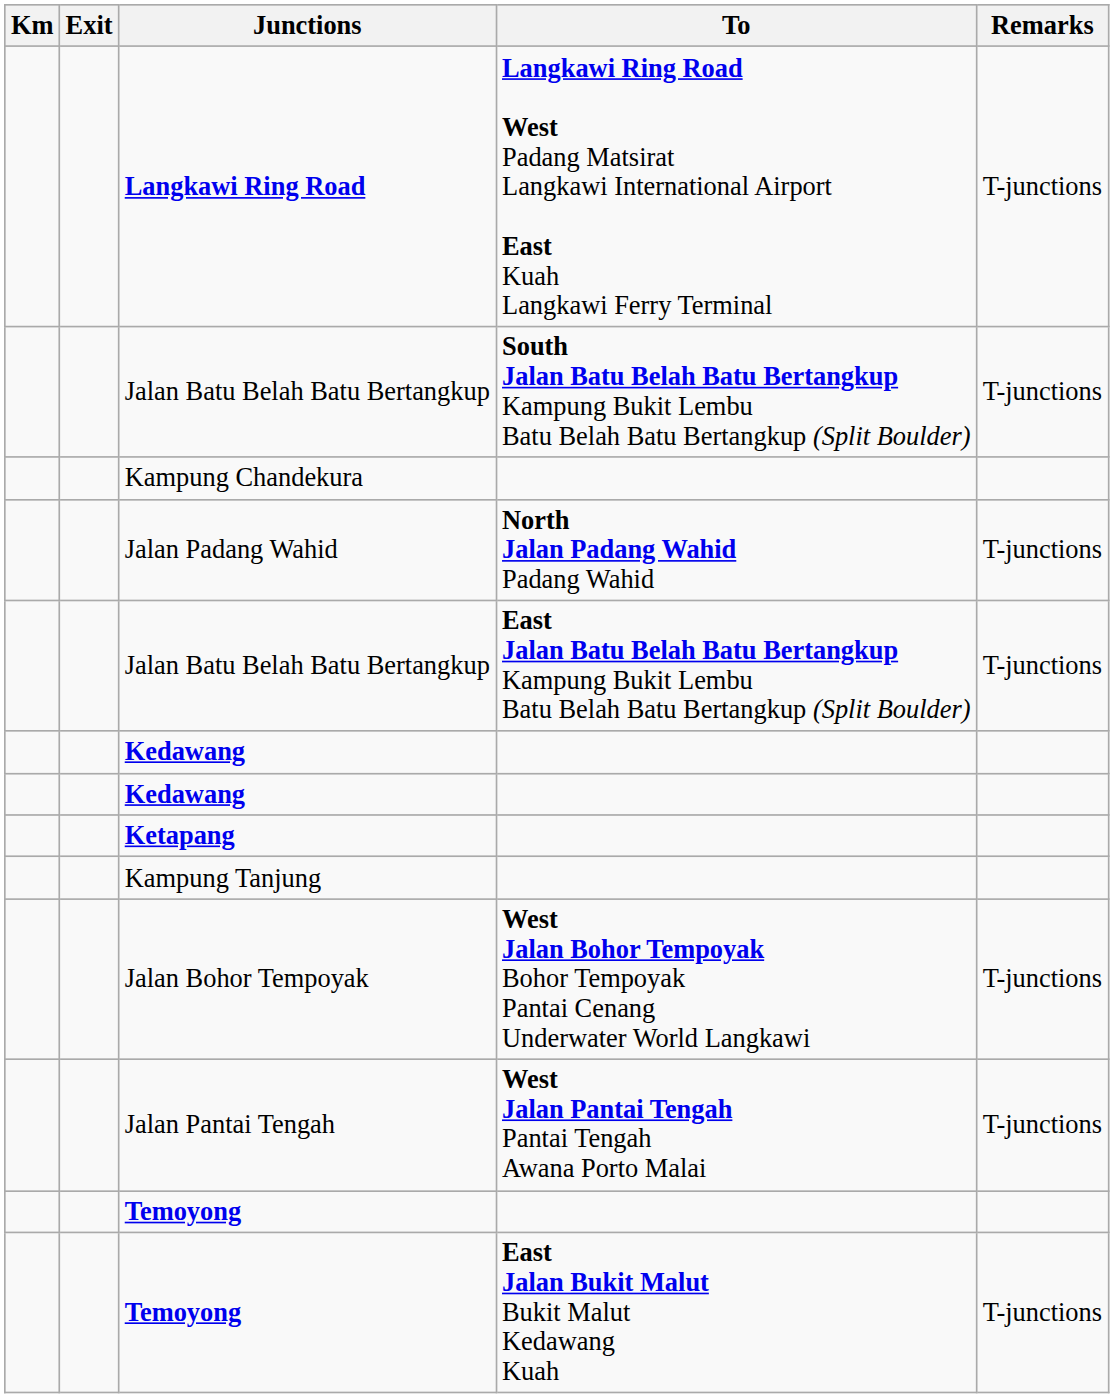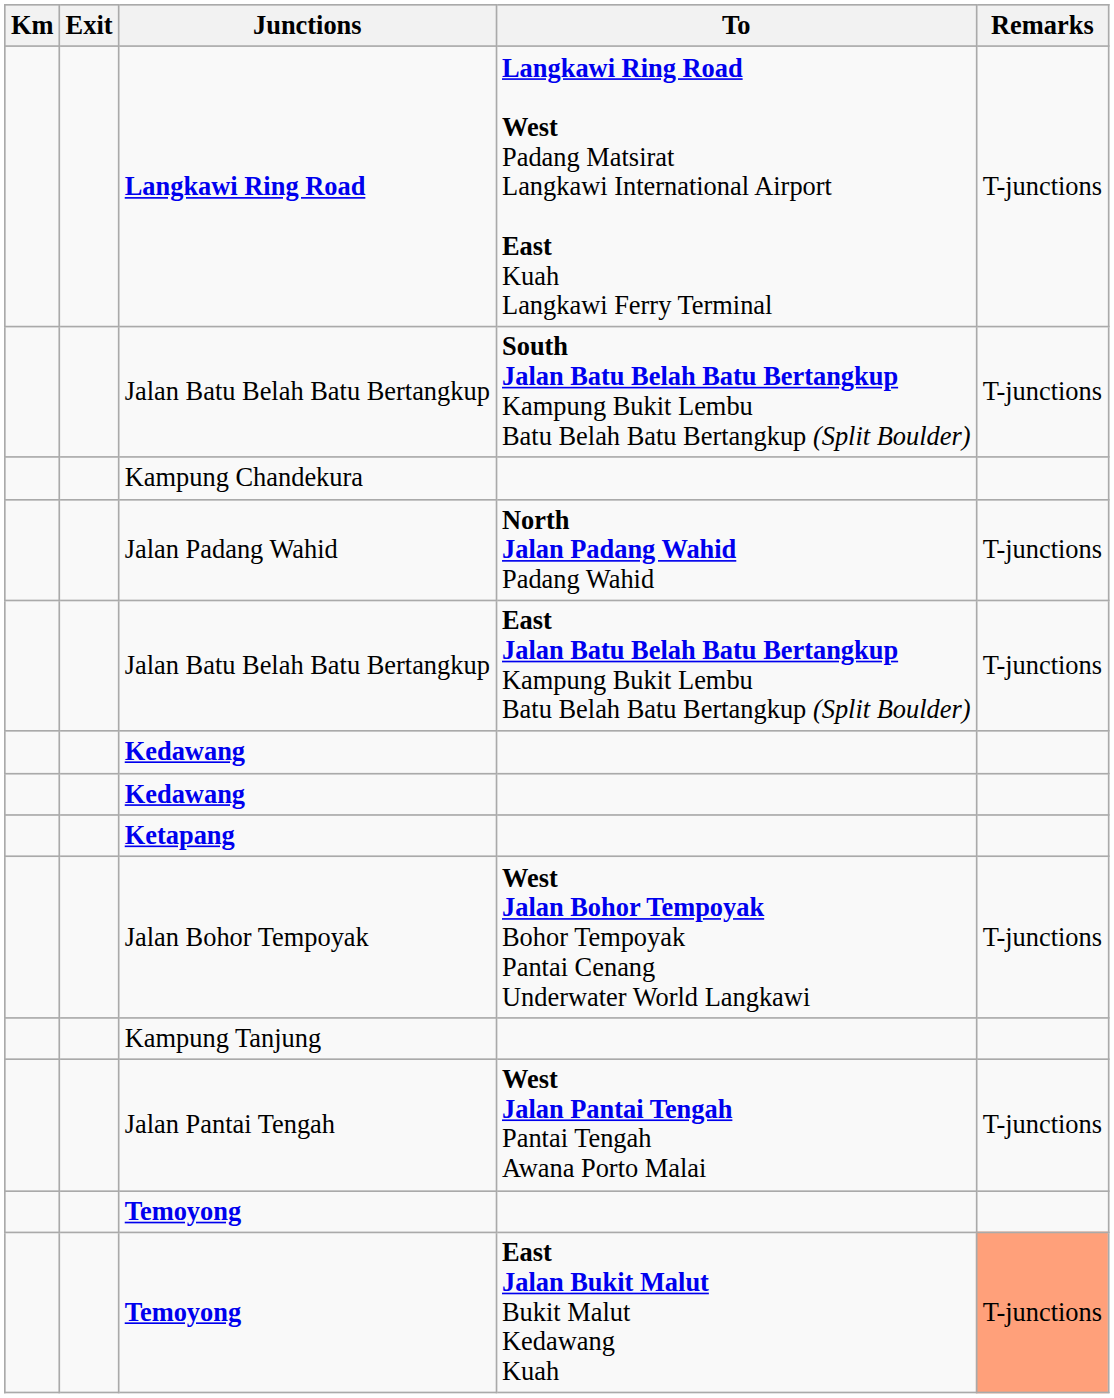rows swapped: (247, 978) <-> (223, 877)
(1042, 1312) no background -> (1042, 1312) lightsalmon background
